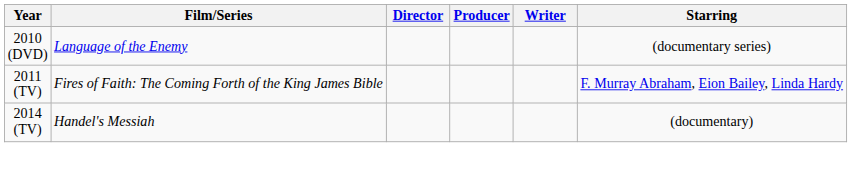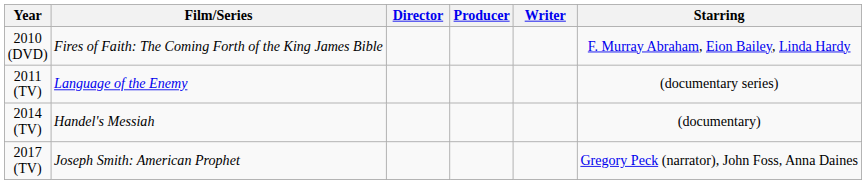(121, 45) Language of the Enemy -> (218, 45) Fires of Faith: The Coming Forth of the King James Bible
(712, 45) (documentary series) -> (719, 45) F. Murray Abraham, Eion Bailey, Linda Hardy
(218, 84) Fires of Faith: The Coming Forth of the King James Bible -> (121, 84) Language of the Enemy
(712, 84) F. Murray Abraham, Eion Bailey, Linda Hardy -> (719, 84) (documentary series)
+ row: (28, 160)
